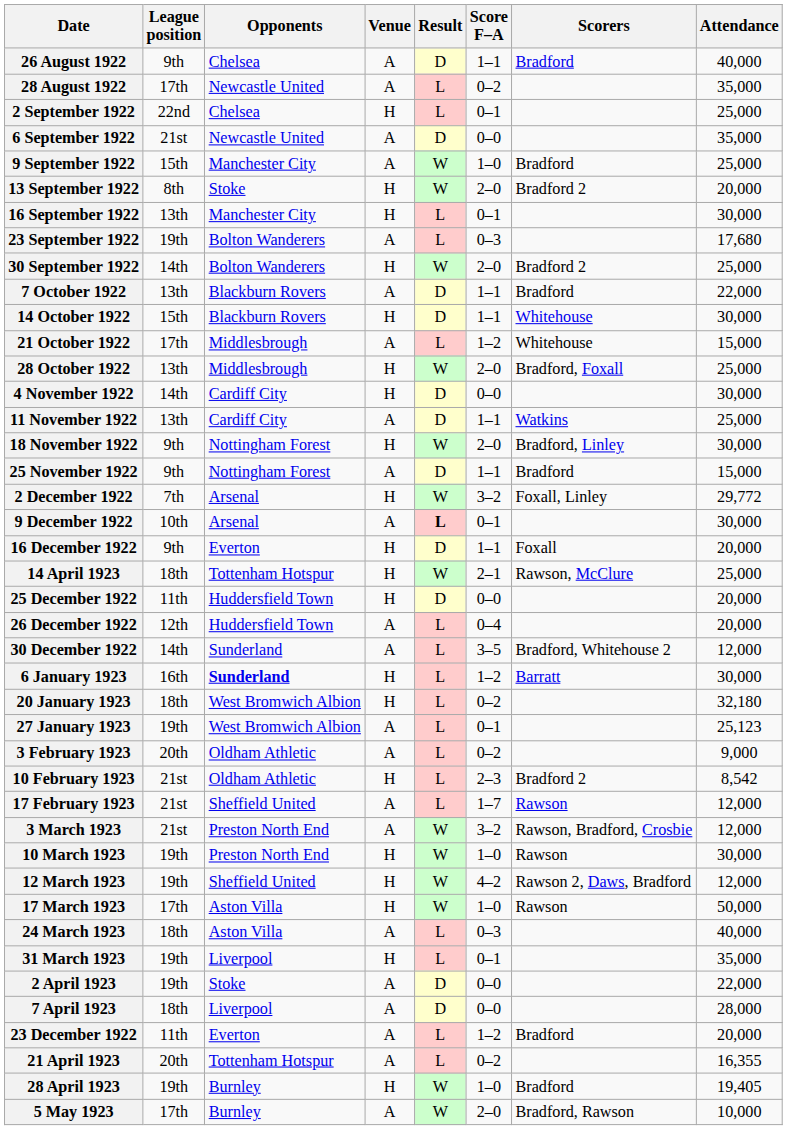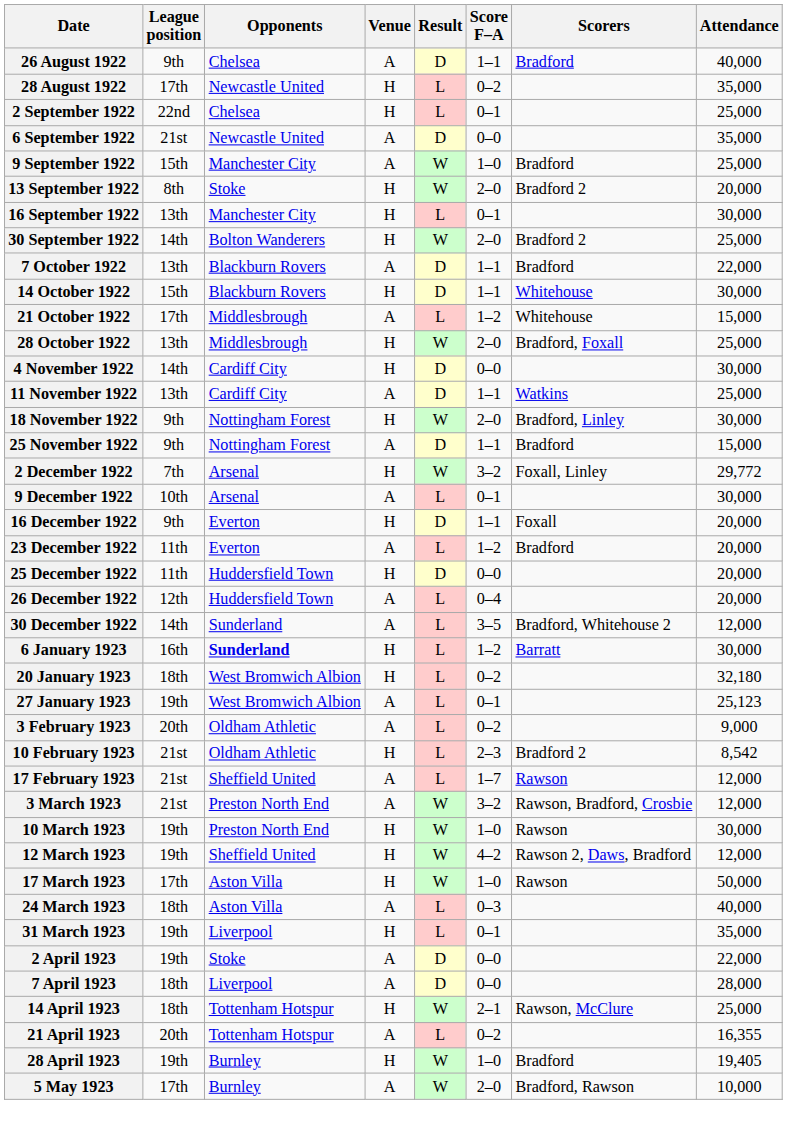(390, 86) A -> (390, 86) H
- row: (74, 240)
(440, 522) bold -> (440, 496) normal
rows swapped: (74, 1035) <-> (74, 573)
